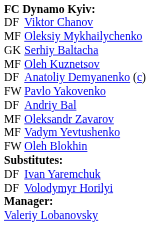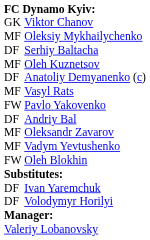(11, 22) DF -> (12, 22) GK
(12, 50) GK -> (11, 50) DF
+ row: (49, 91)
